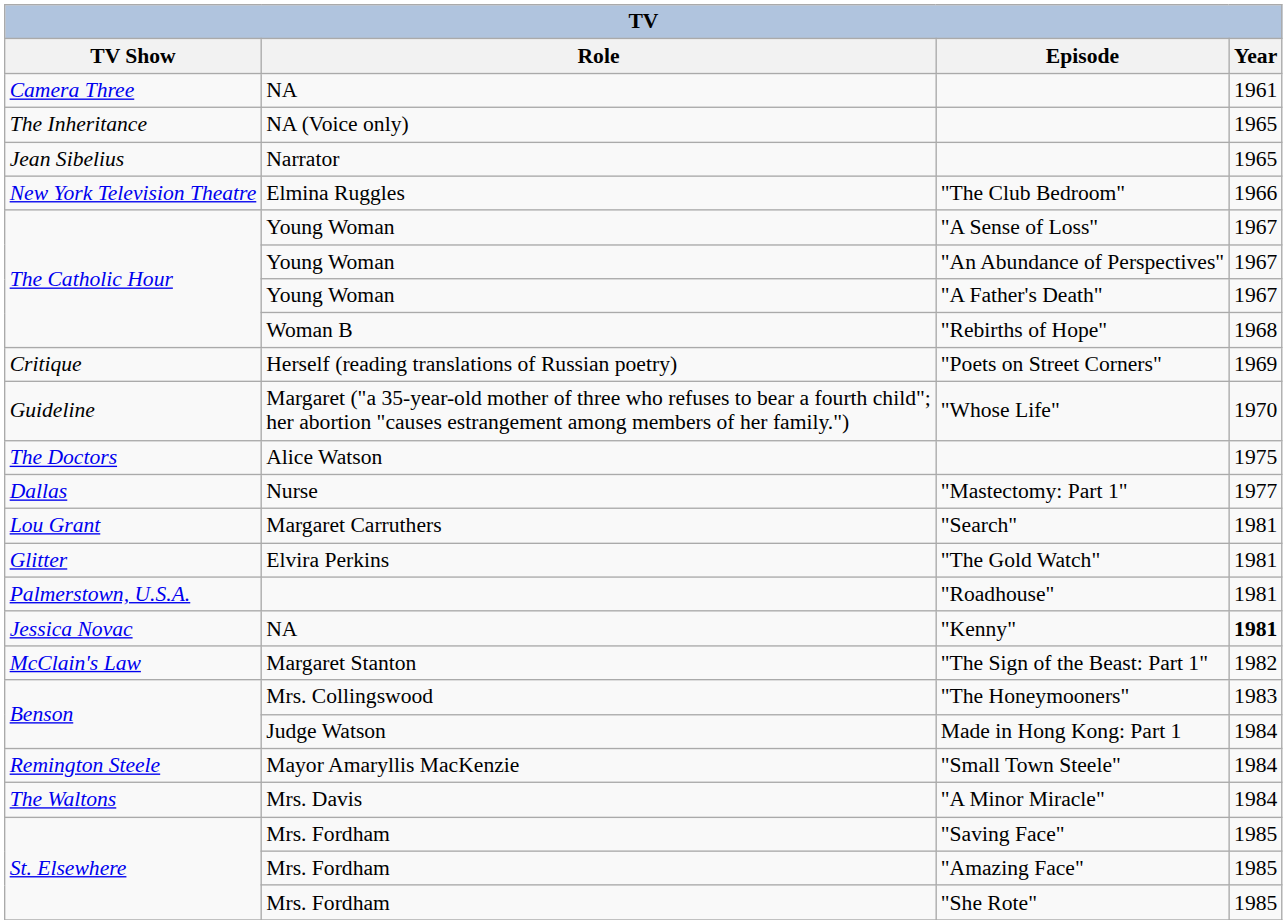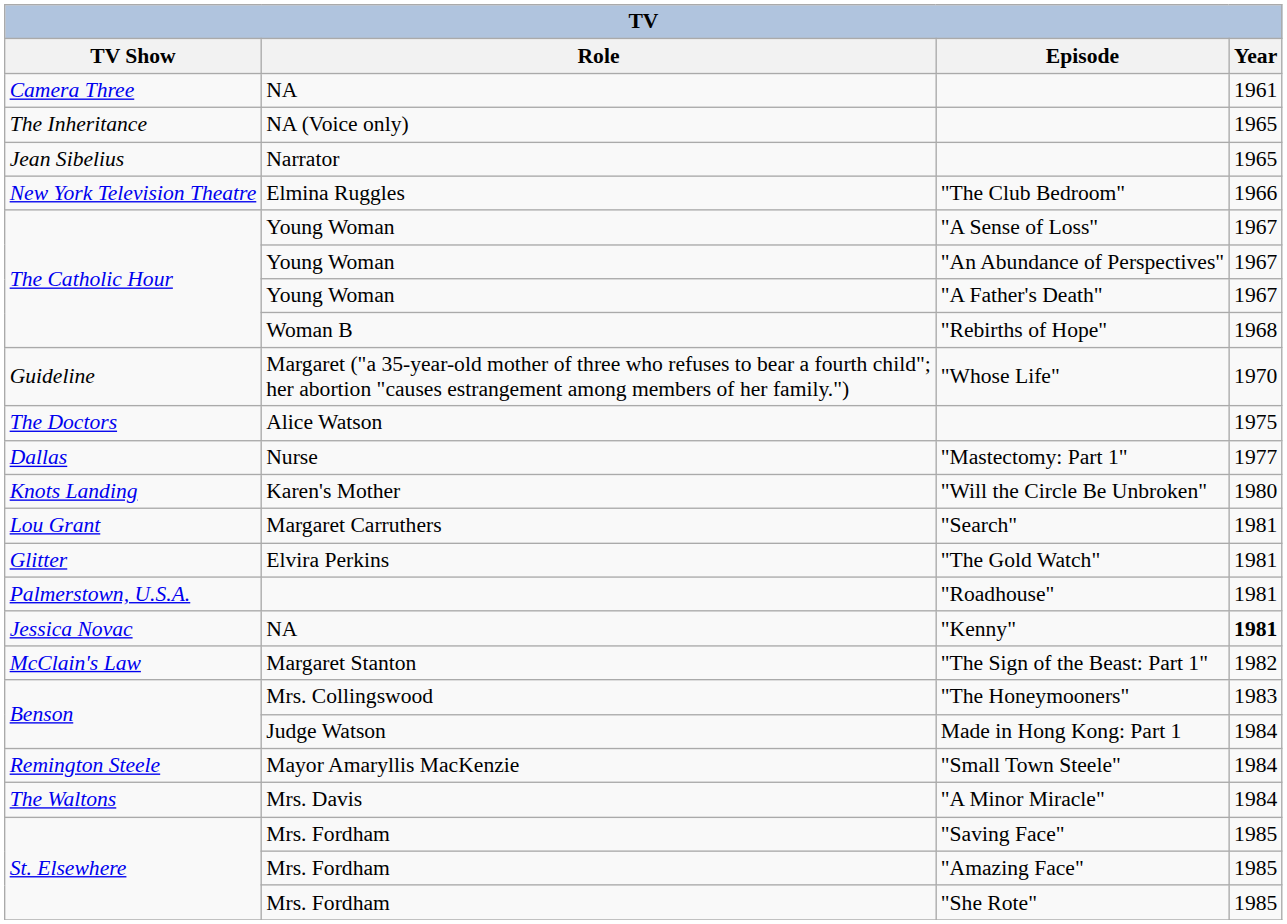- row: (472, 364)
+ row: (333, 491)
